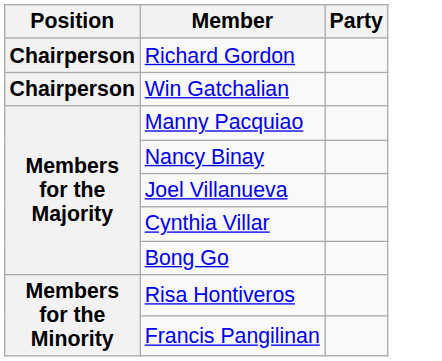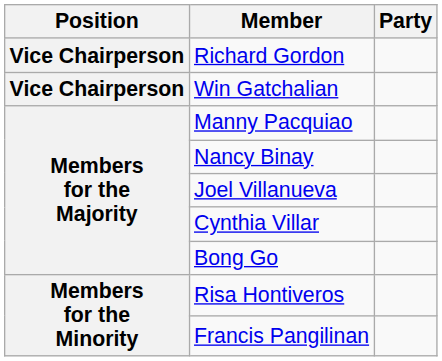(72, 55) Chairperson -> (97, 55) Vice Chairperson
(72, 88) Chairperson -> (97, 88) Vice Chairperson
